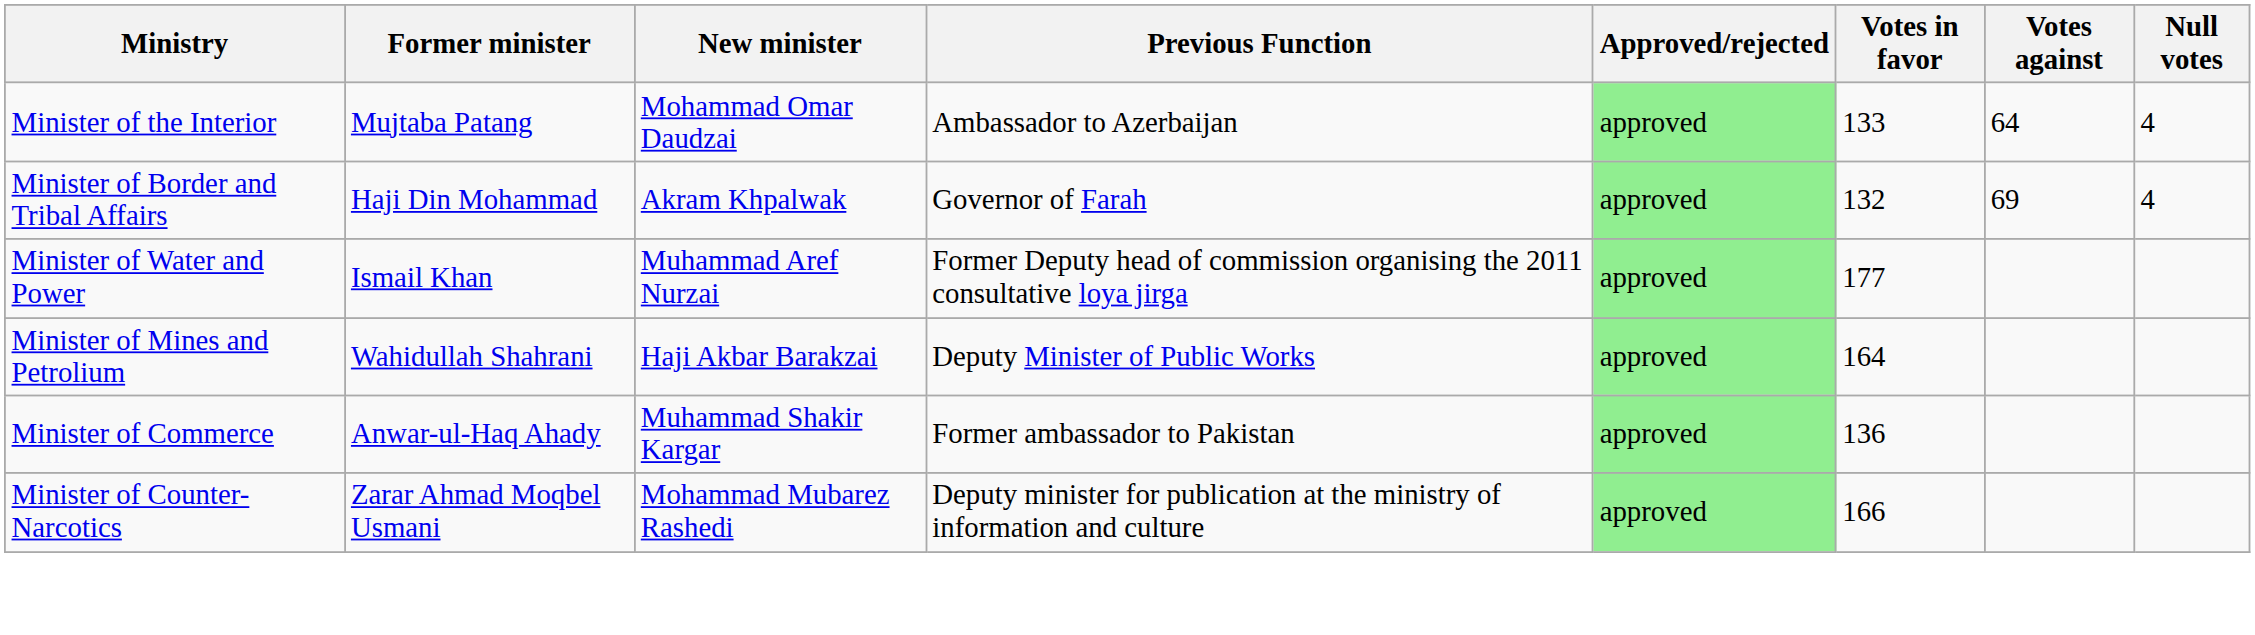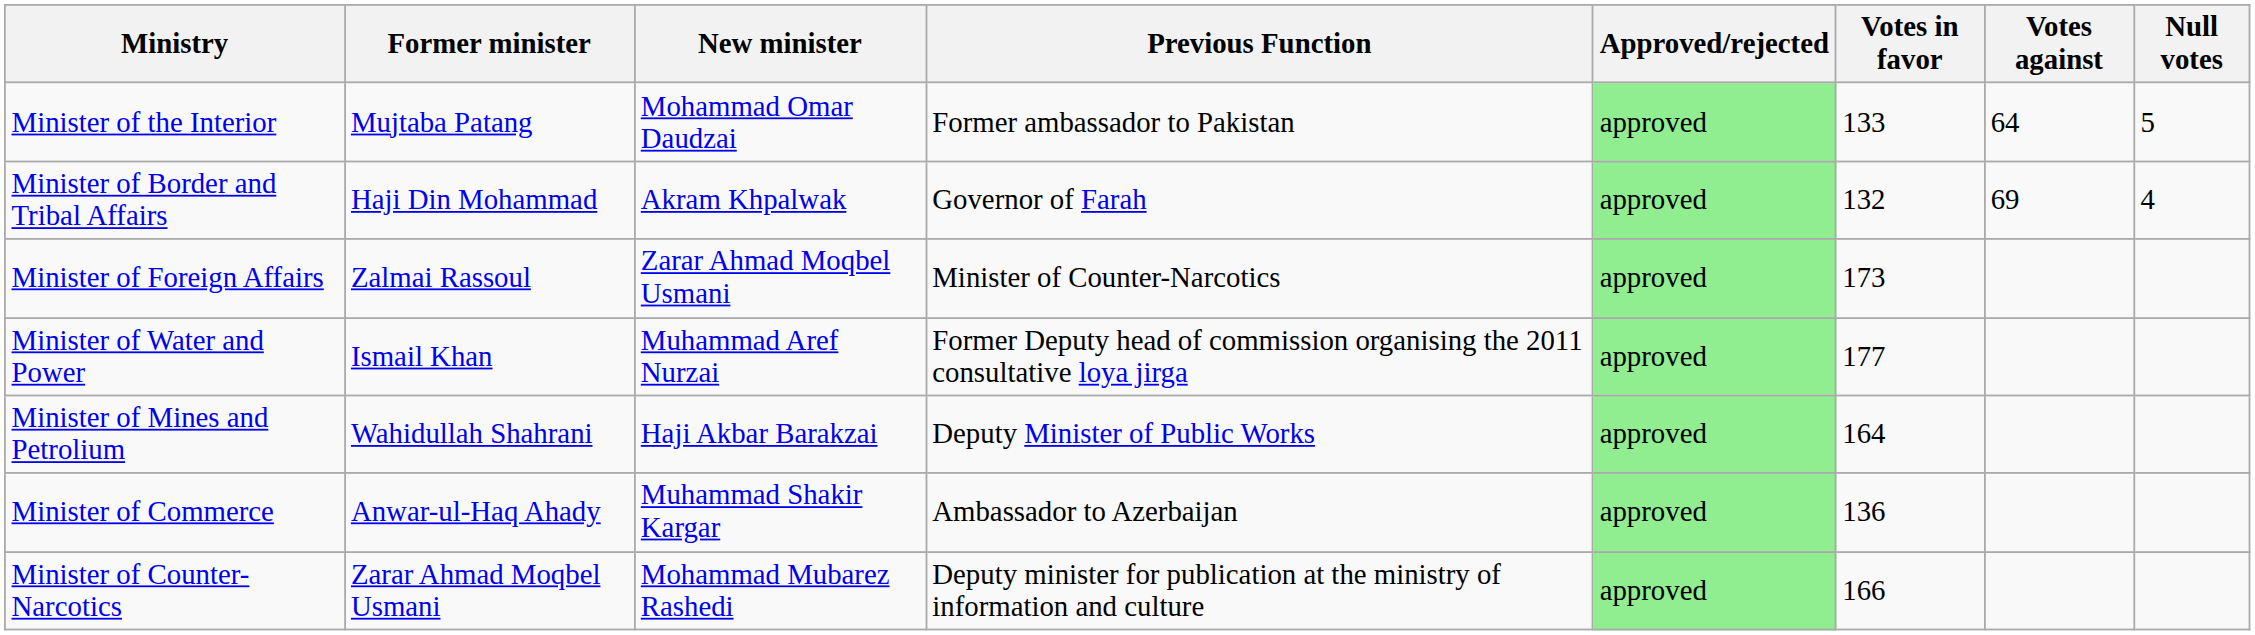(1085, 121) Ambassador to Azerbaijan -> (1113, 121) Former ambassador to Pakistan
(2148, 121) 4 -> (2148, 121) 5
+ row: (168, 277)
(1113, 433) Former ambassador to Pakistan -> (1085, 511) Ambassador to Azerbaijan
